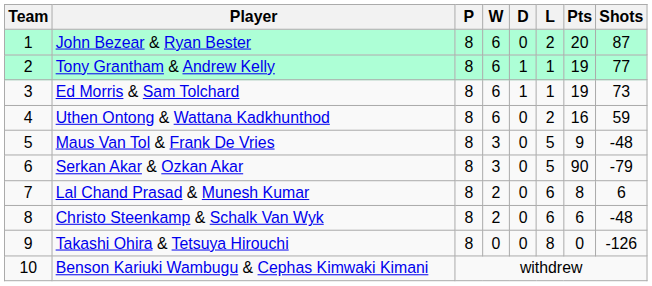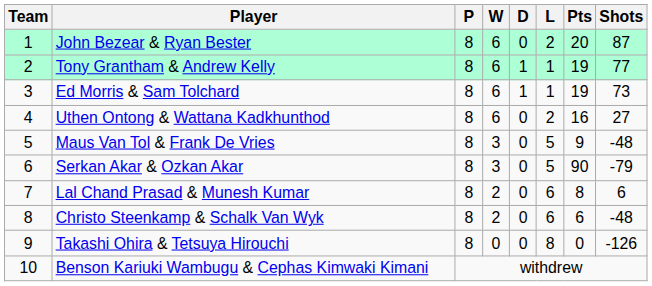(621, 117) 59 -> (621, 117) 27
